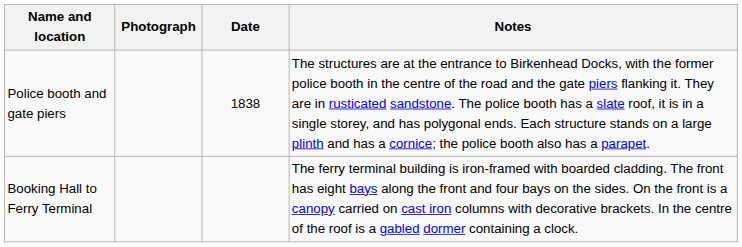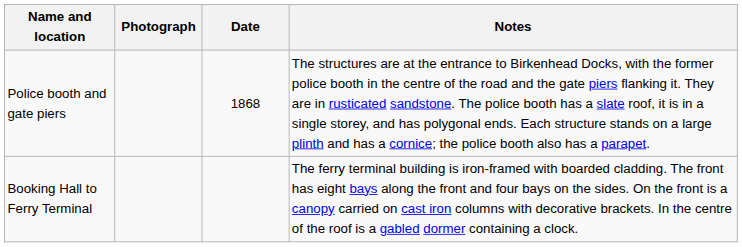(245, 103) 1838 -> (245, 103) 1868
